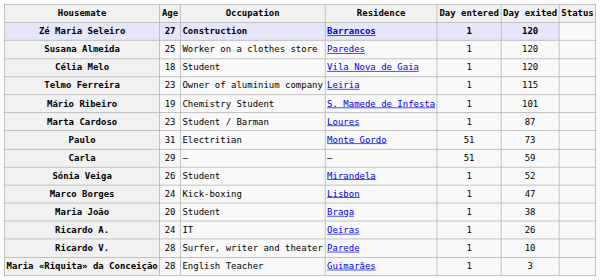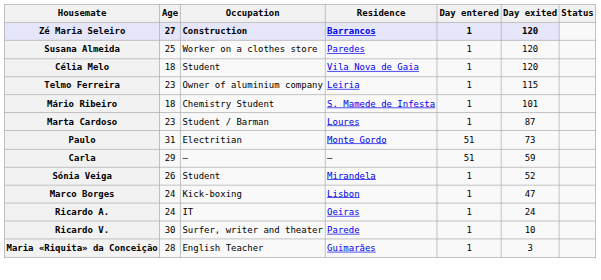(170, 103) 19 -> (170, 103) 18
- row: (82, 212)
(530, 230) 26 -> (530, 212) 24
(170, 248) 28 -> (170, 230) 30
